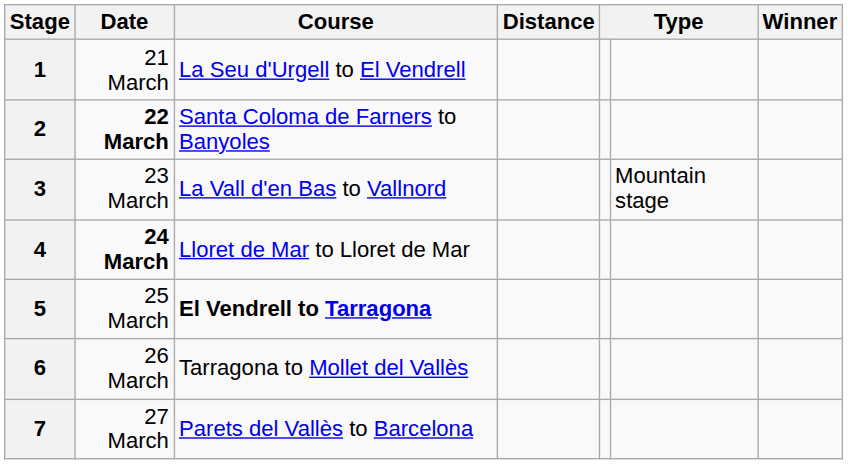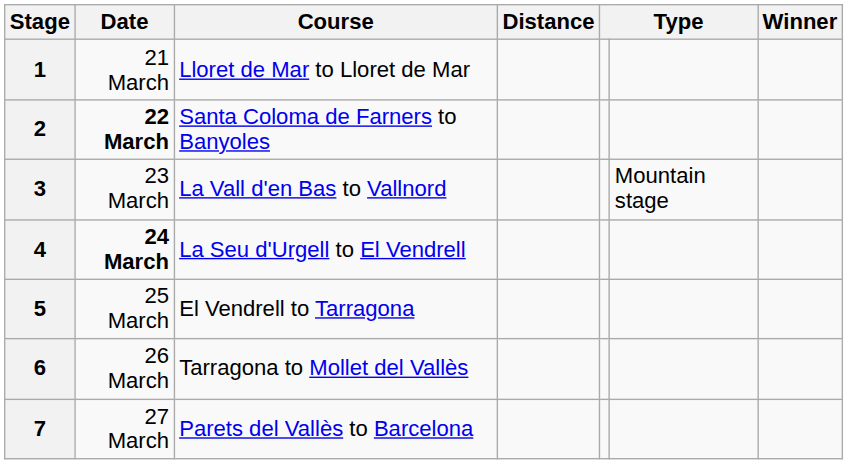(322, 69) La Seu d'Urgell to El Vendrell -> (325, 69) Lloret de Mar to Lloret de Mar
(324, 249) Lloret de Mar to Lloret de Mar -> (322, 249) La Seu d'Urgell to El Vendrell
(305, 308) bold -> (297, 308) normal
